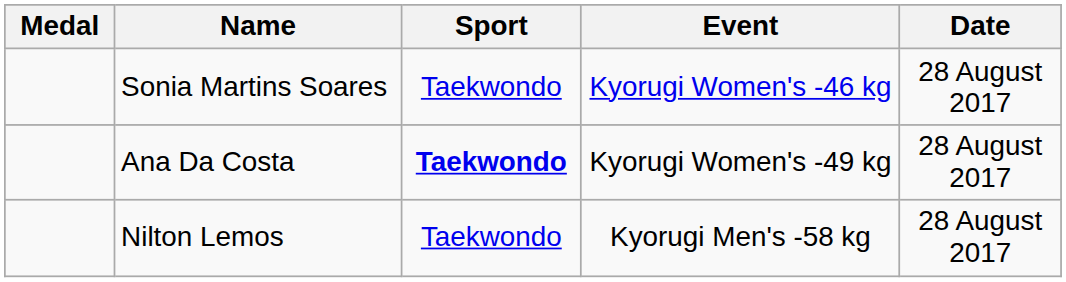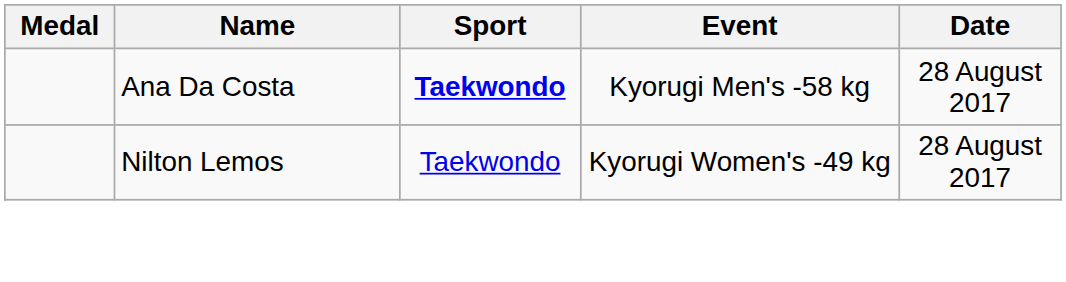- row: (254, 86)
(740, 161) Kyorugi Women's -49 kg -> (740, 86) Kyorugi Men's -58 kg
(740, 237) Kyorugi Men's -58 kg -> (740, 161) Kyorugi Women's -49 kg
